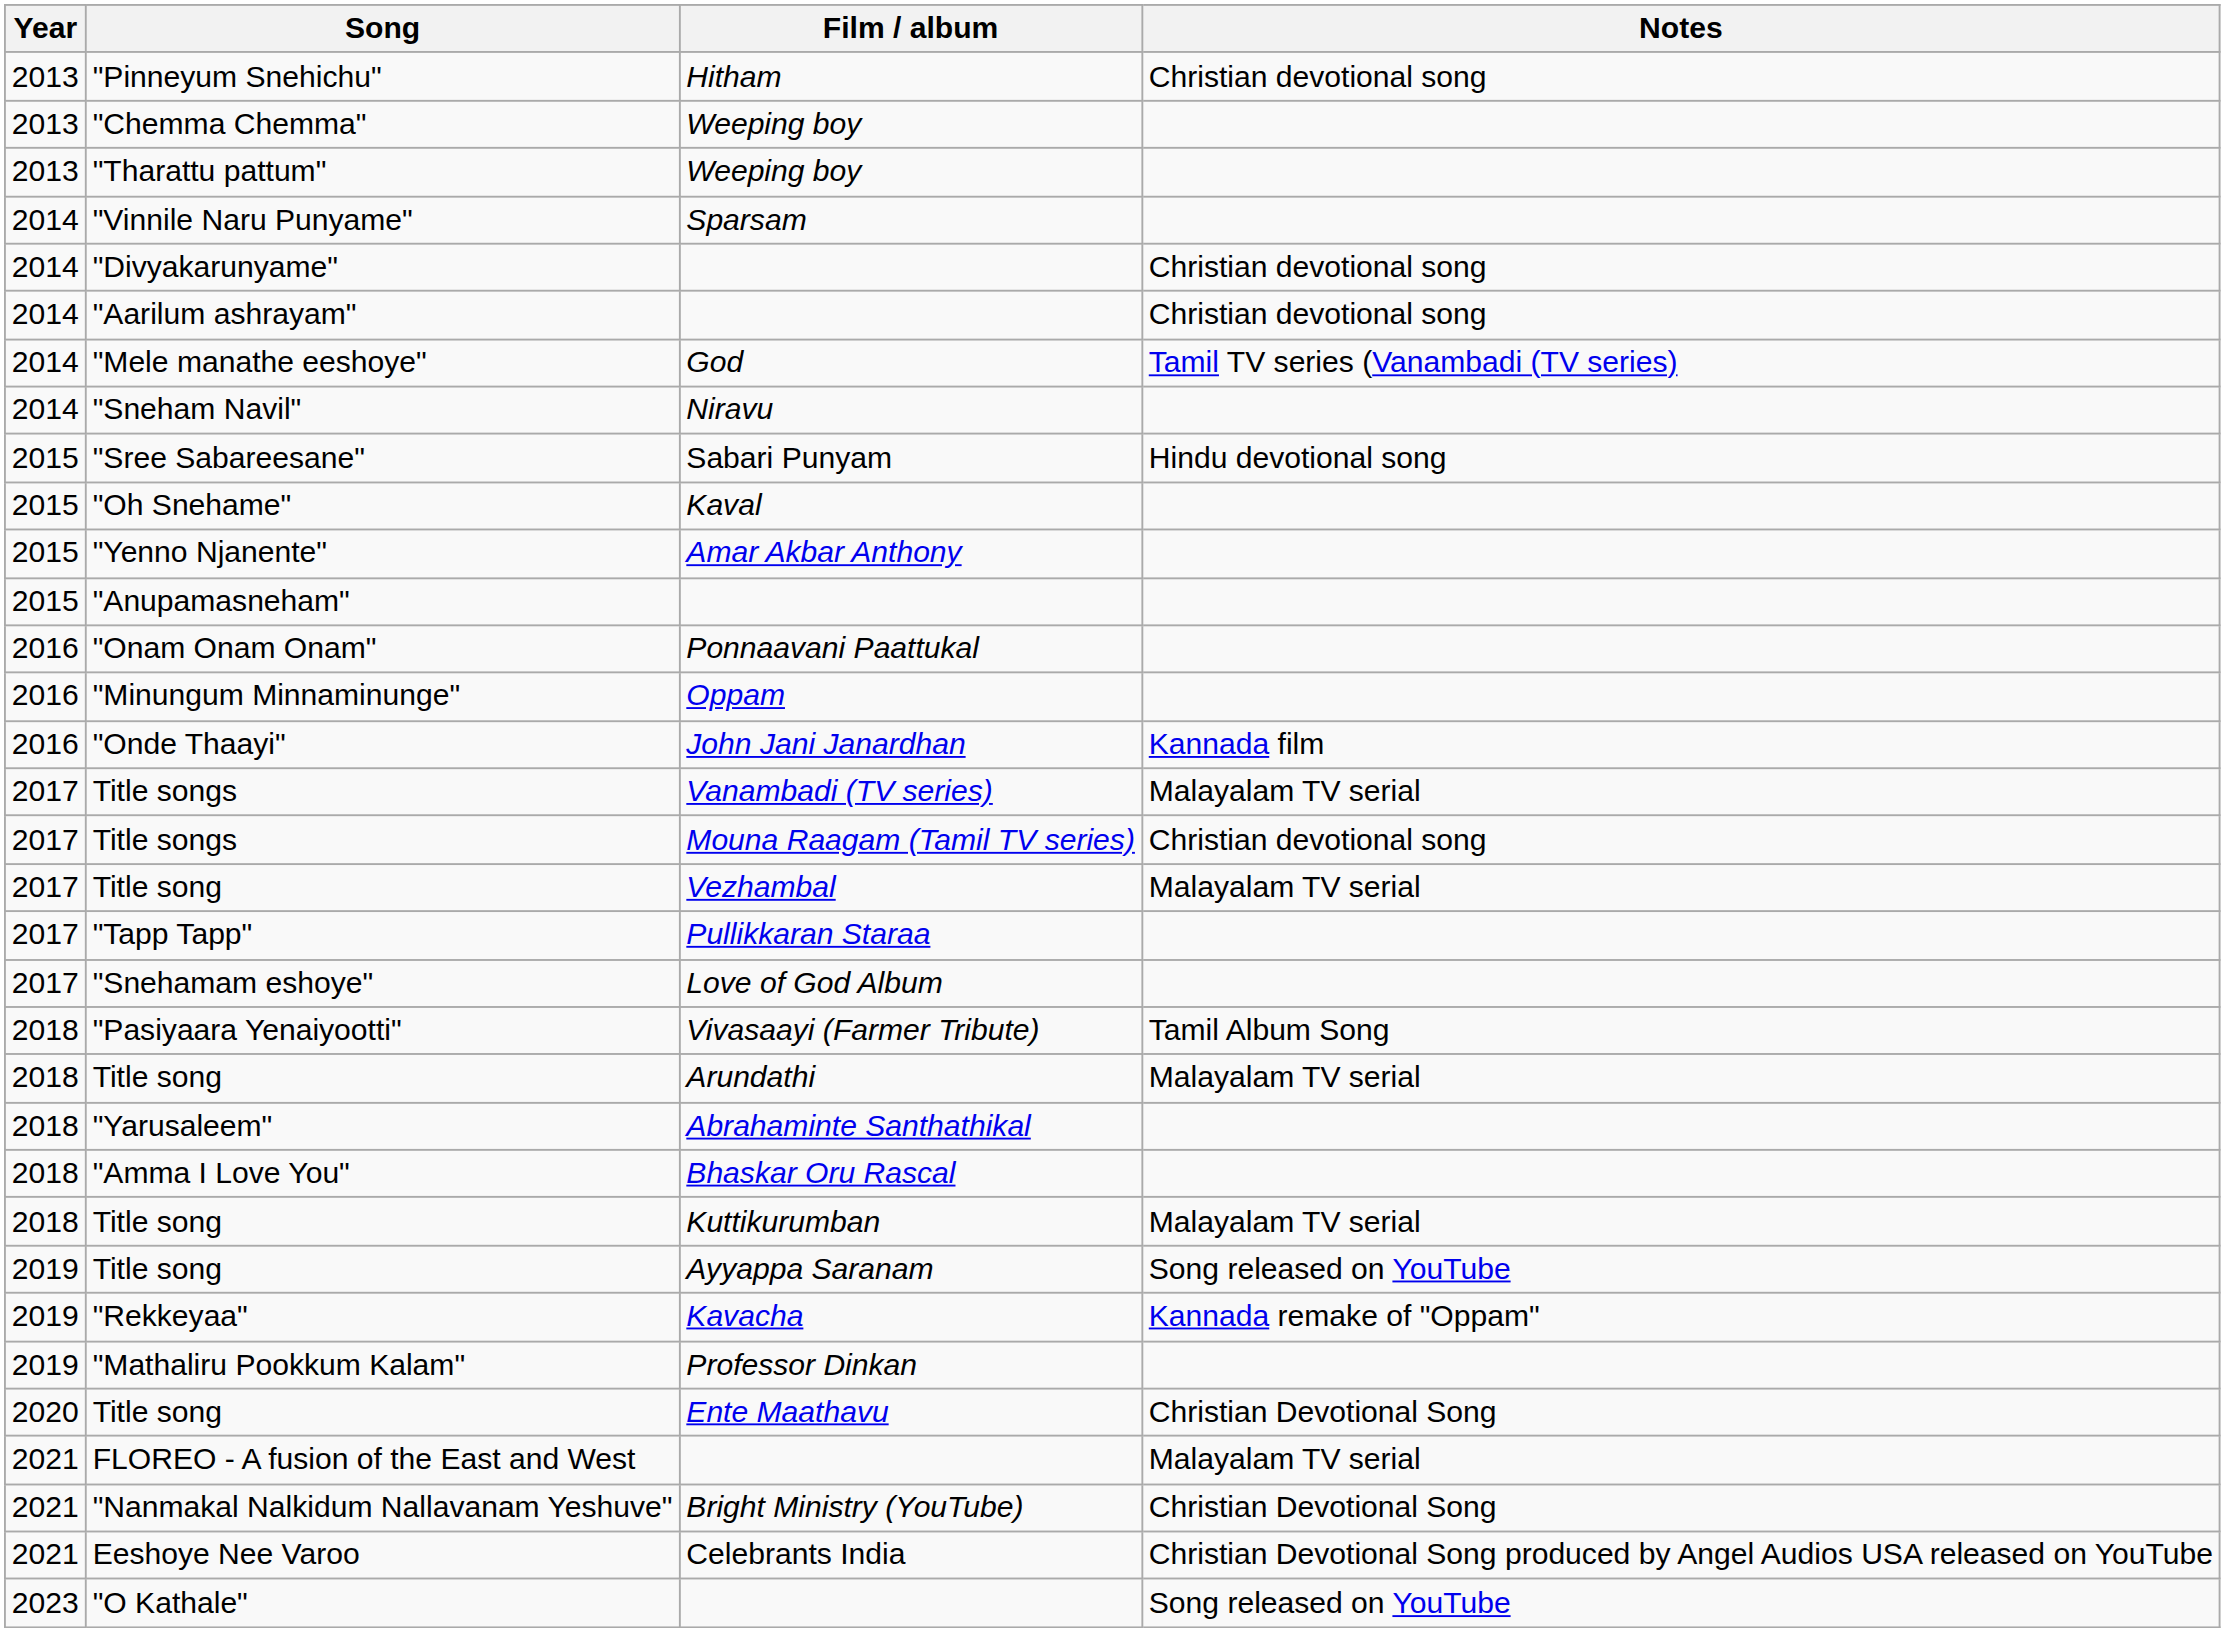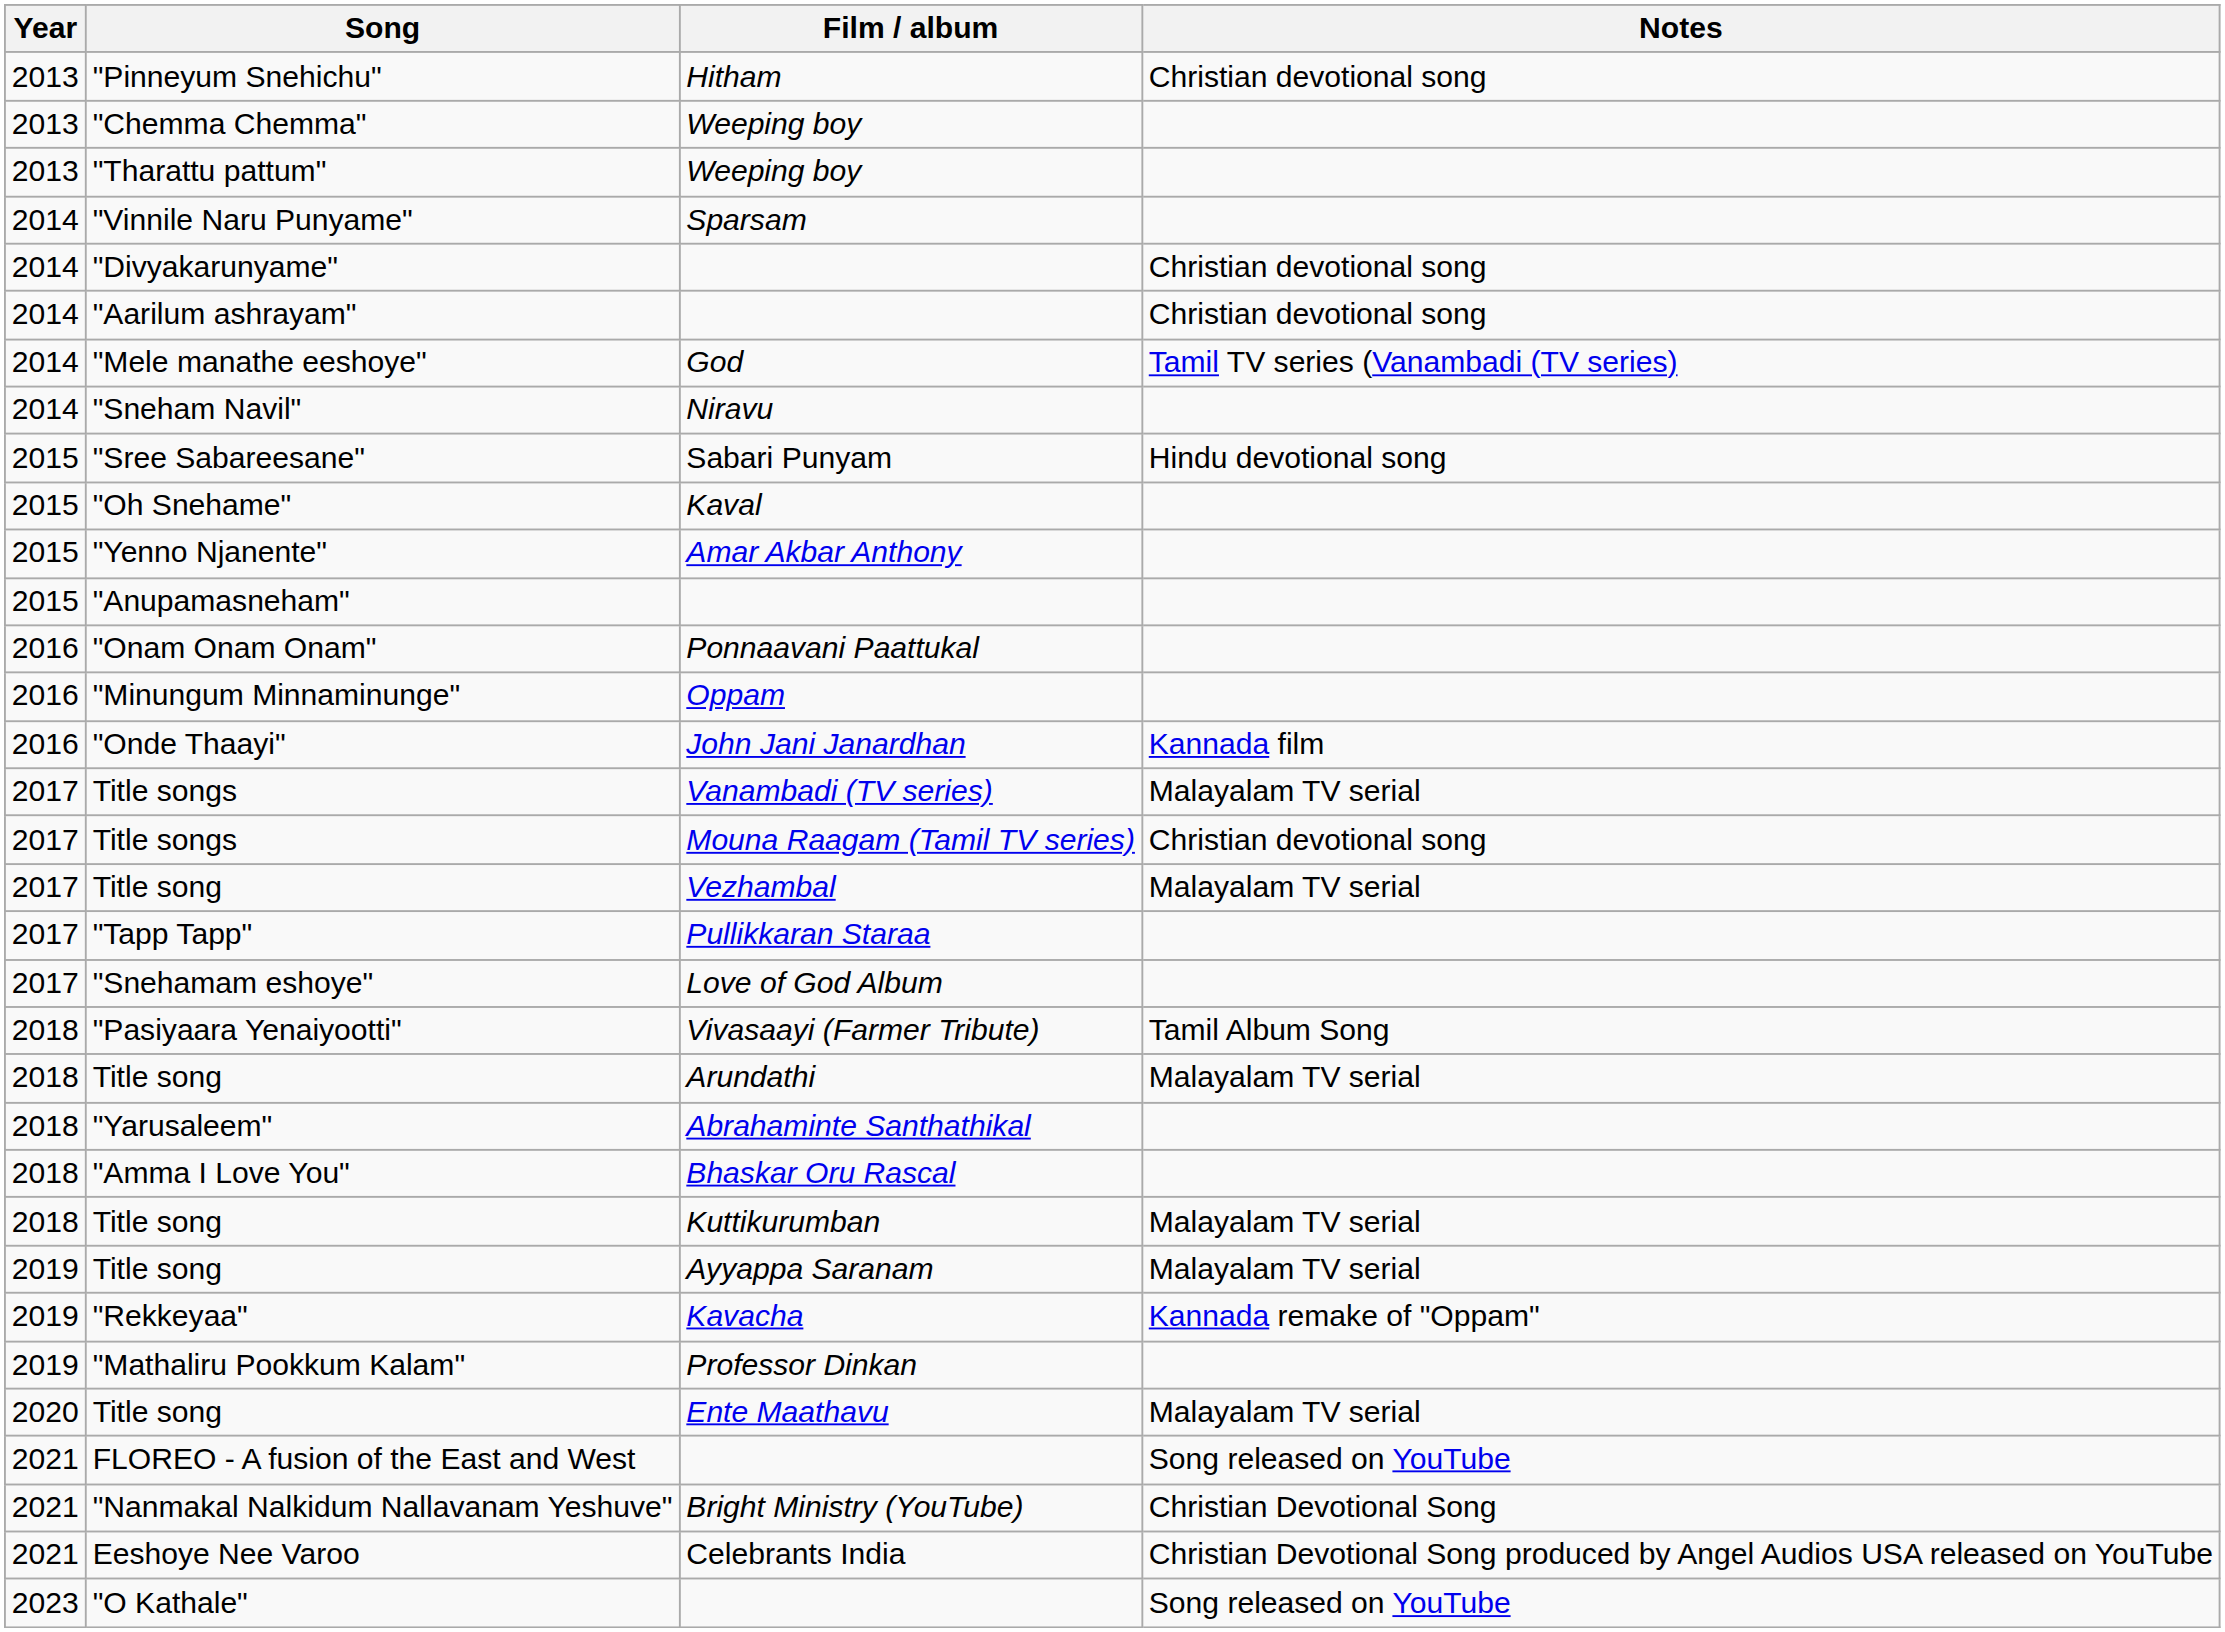(1330, 1268) Song released on YouTube -> (1285, 1268) Malayalam TV serial
(1323, 1411) Christian Devotional Song -> (1285, 1411) Malayalam TV serial
(1285, 1459) Malayalam TV serial -> (1330, 1459) Song released on YouTube
